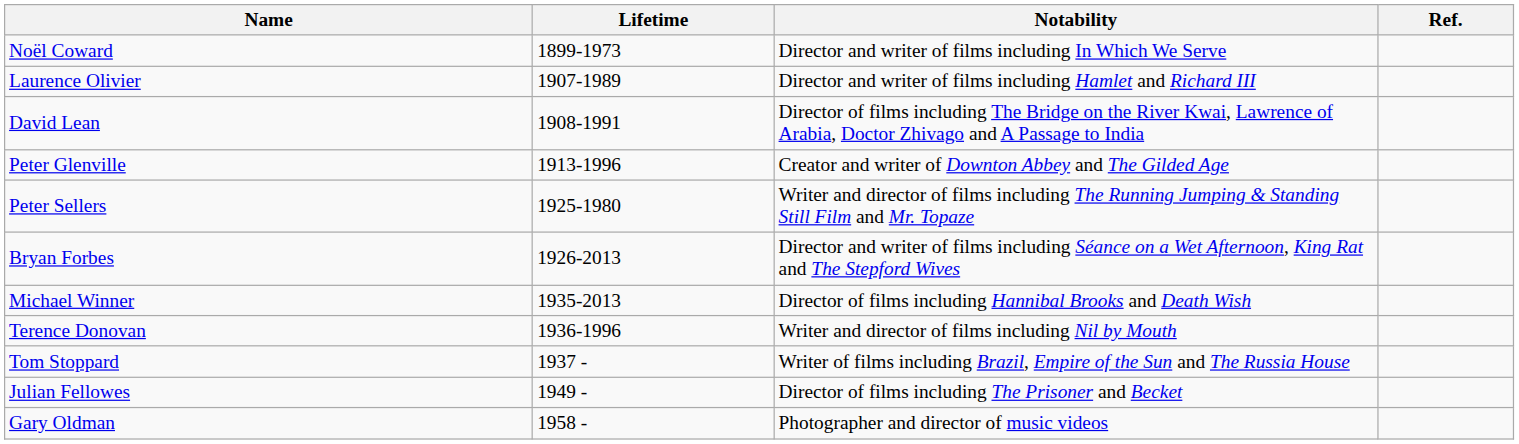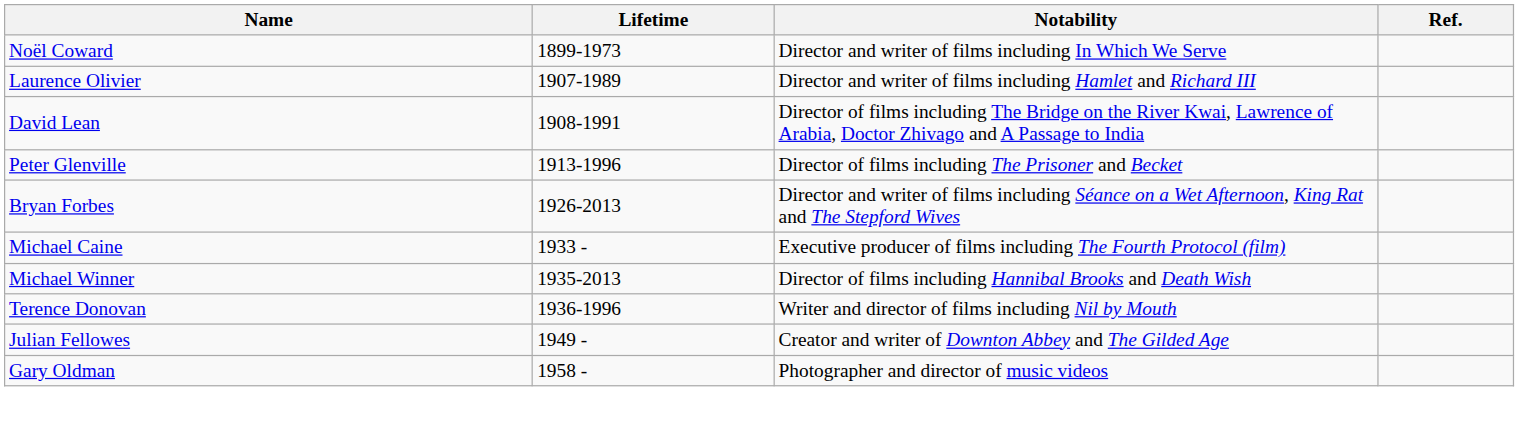(1004, 164) Creator and writer of Downton Abbey and The Gilded Age -> (980, 164) Director of films including The Prisoner and Becket
- row: (58, 206)
+ row: (66, 247)
- row: (64, 361)
(980, 392) Director of films including The Prisoner and Becket -> (1004, 339) Creator and writer of Downton Abbey and The Gilded Age
